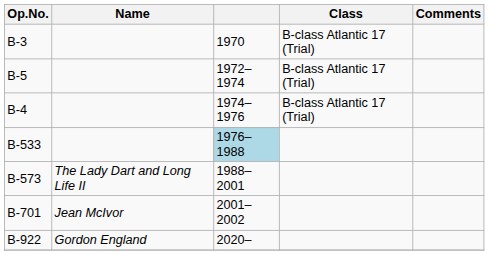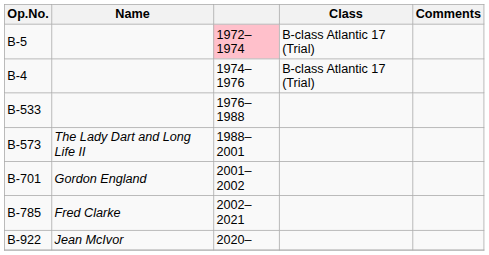- row: (17, 41)
(234, 75) no background -> (234, 41) pink background
(234, 144) lightblue background -> (234, 110) no background
(89, 213) Jean McIvor -> (101, 178) Gordon England
+ row: (24, 213)
(101, 240) Gordon England -> (89, 240) Jean McIvor
